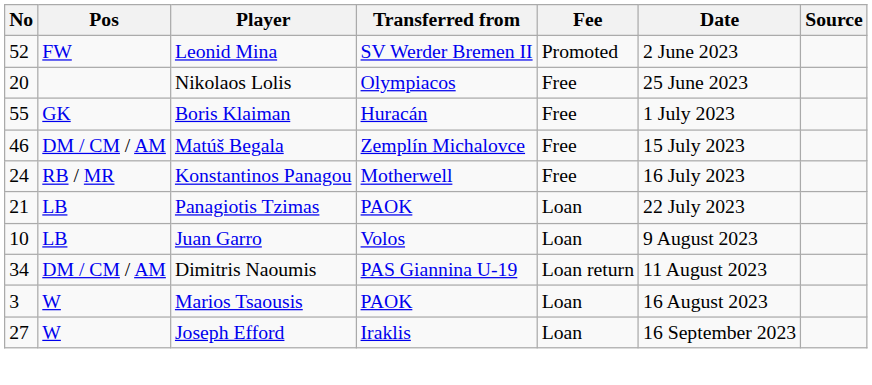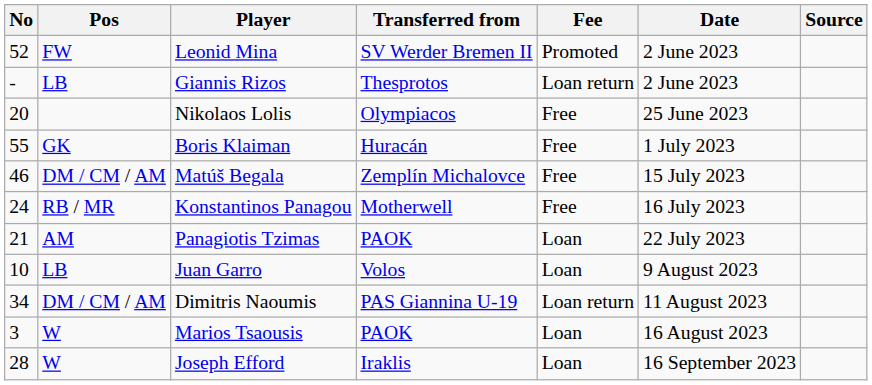+ row: (230, 82)
(55, 207) LB -> (58, 238) AM
(19, 332) 27 -> (19, 363) 28
